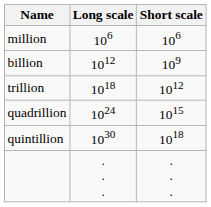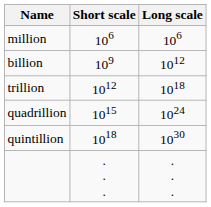columns swapped: (171, 15) <-> (103, 15)
